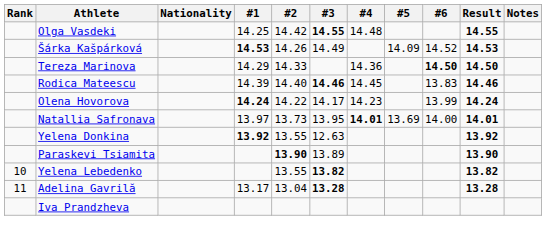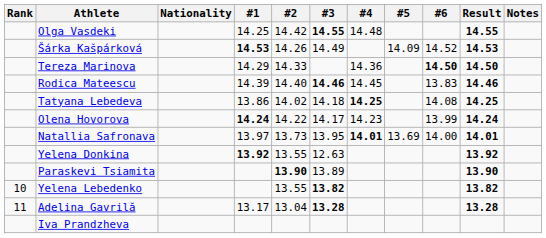+ row: (90, 101)
